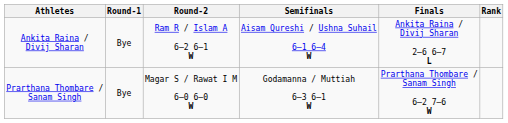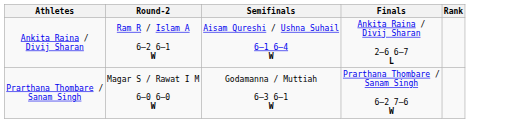- column: (124, 11)
